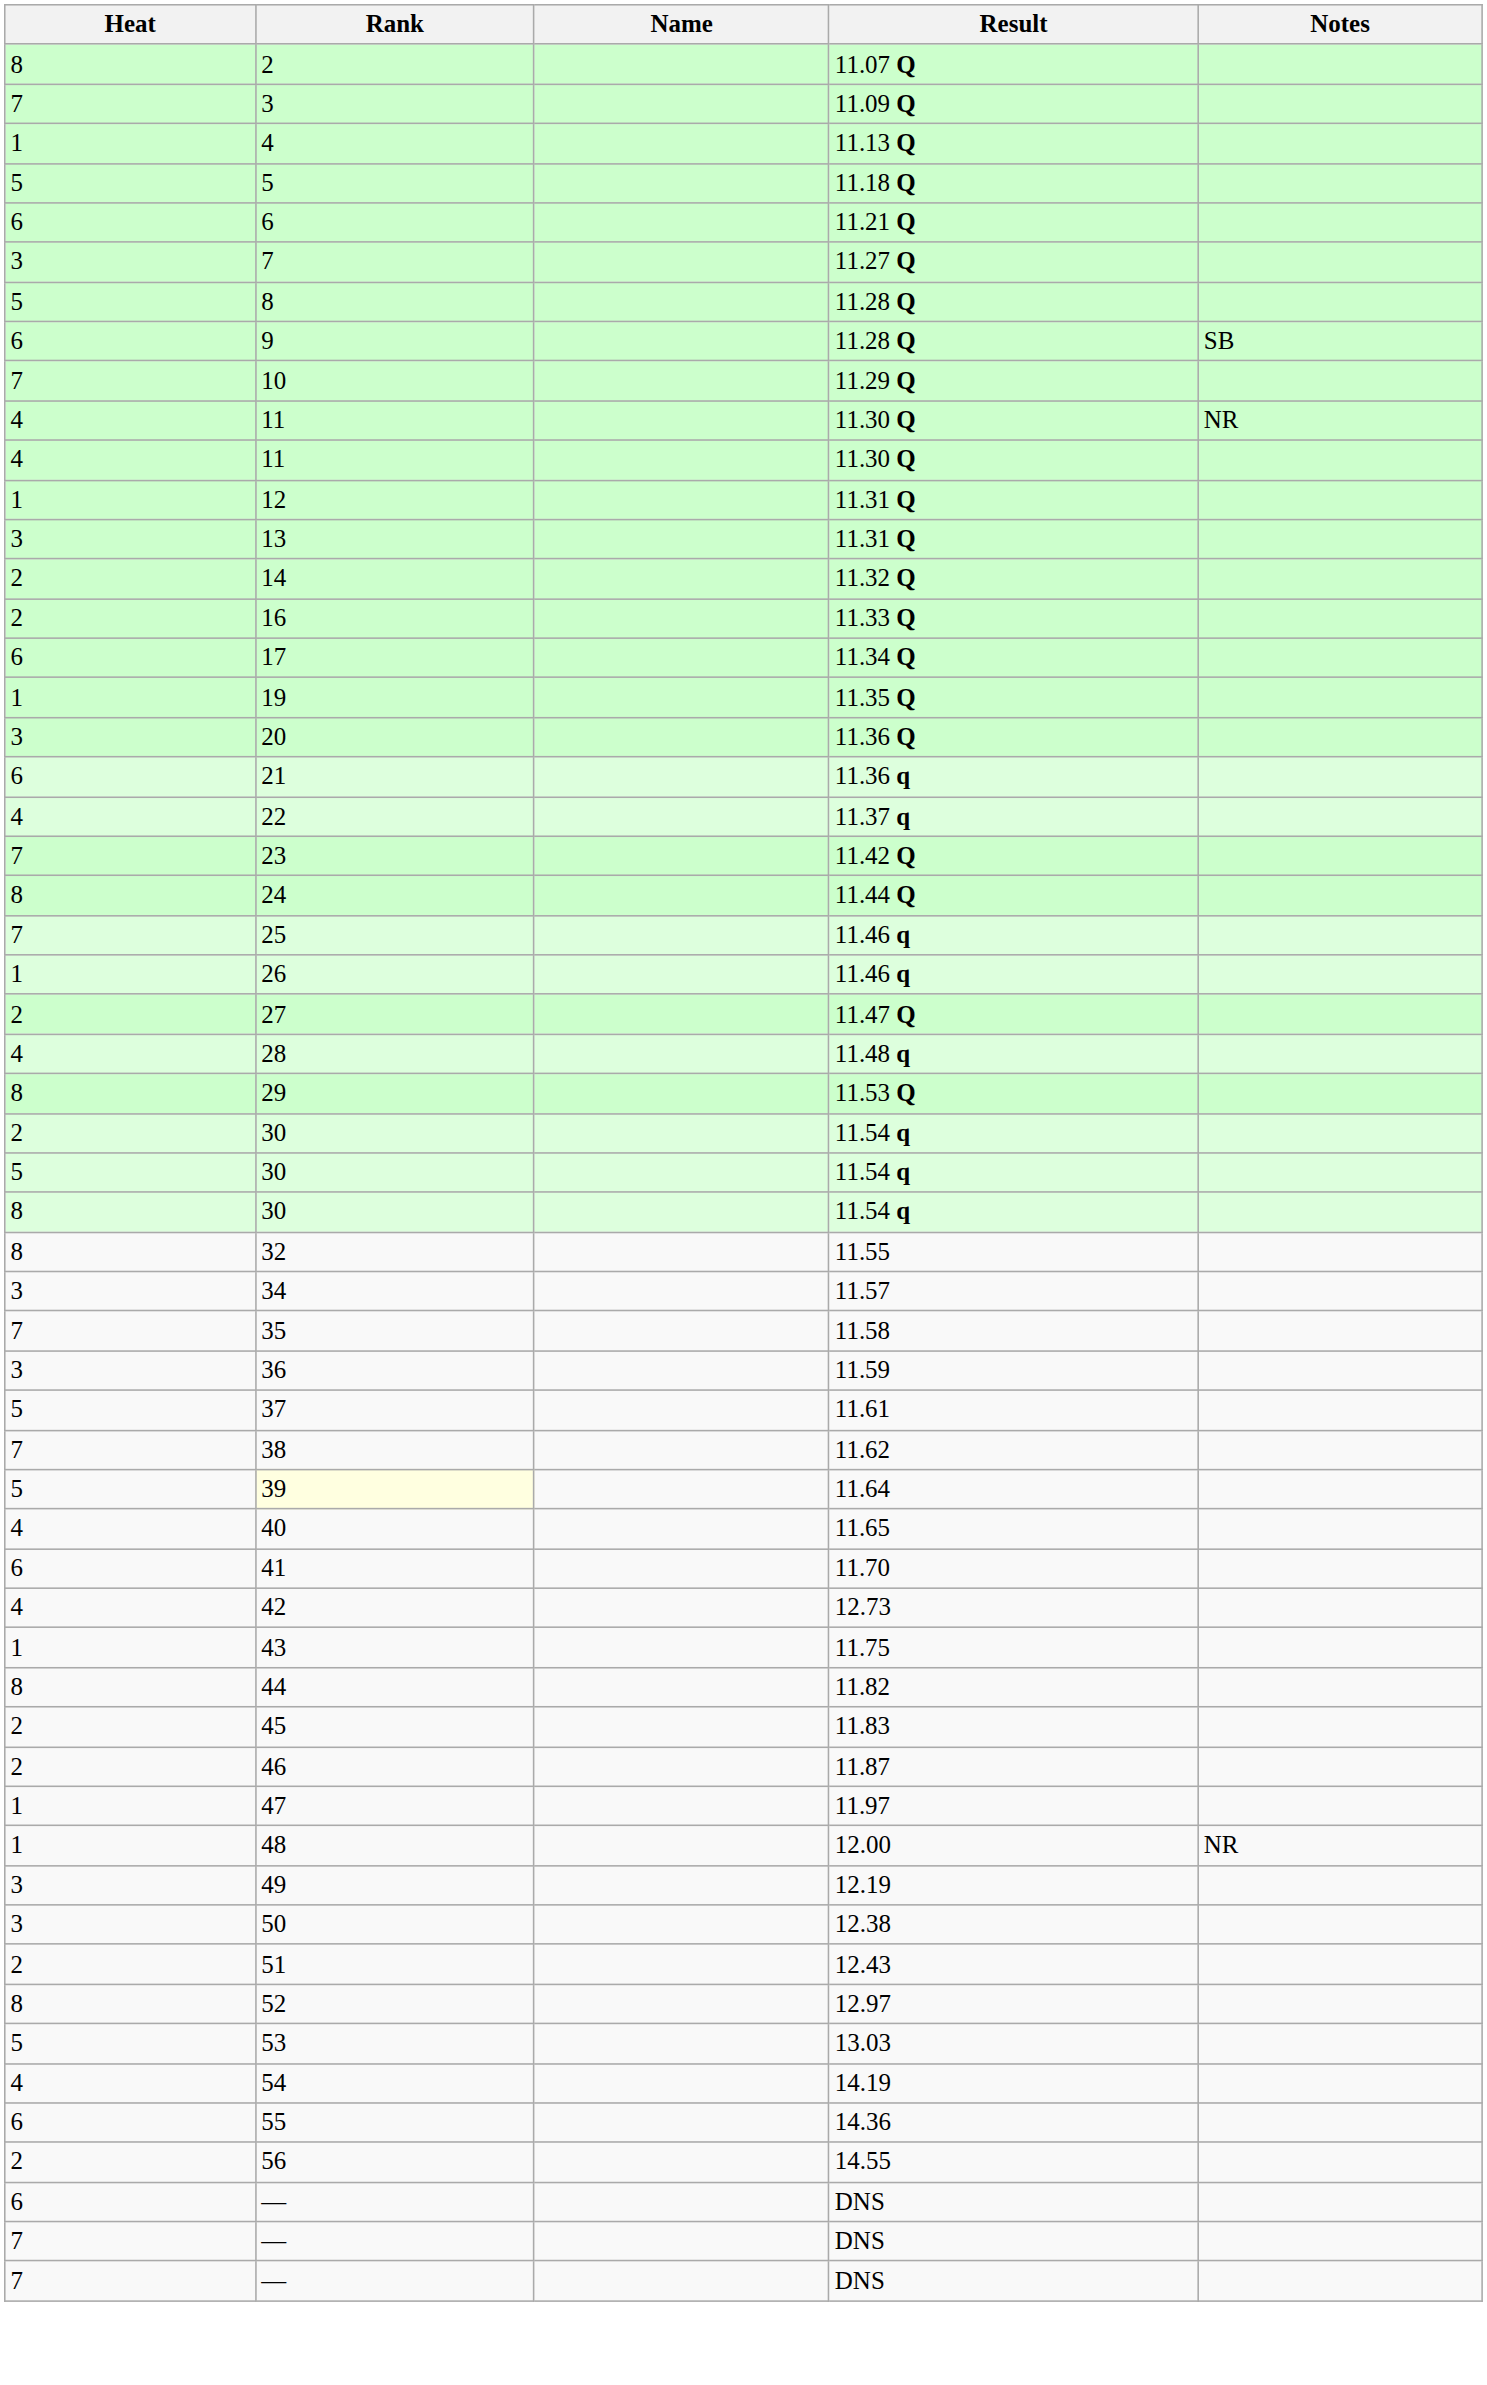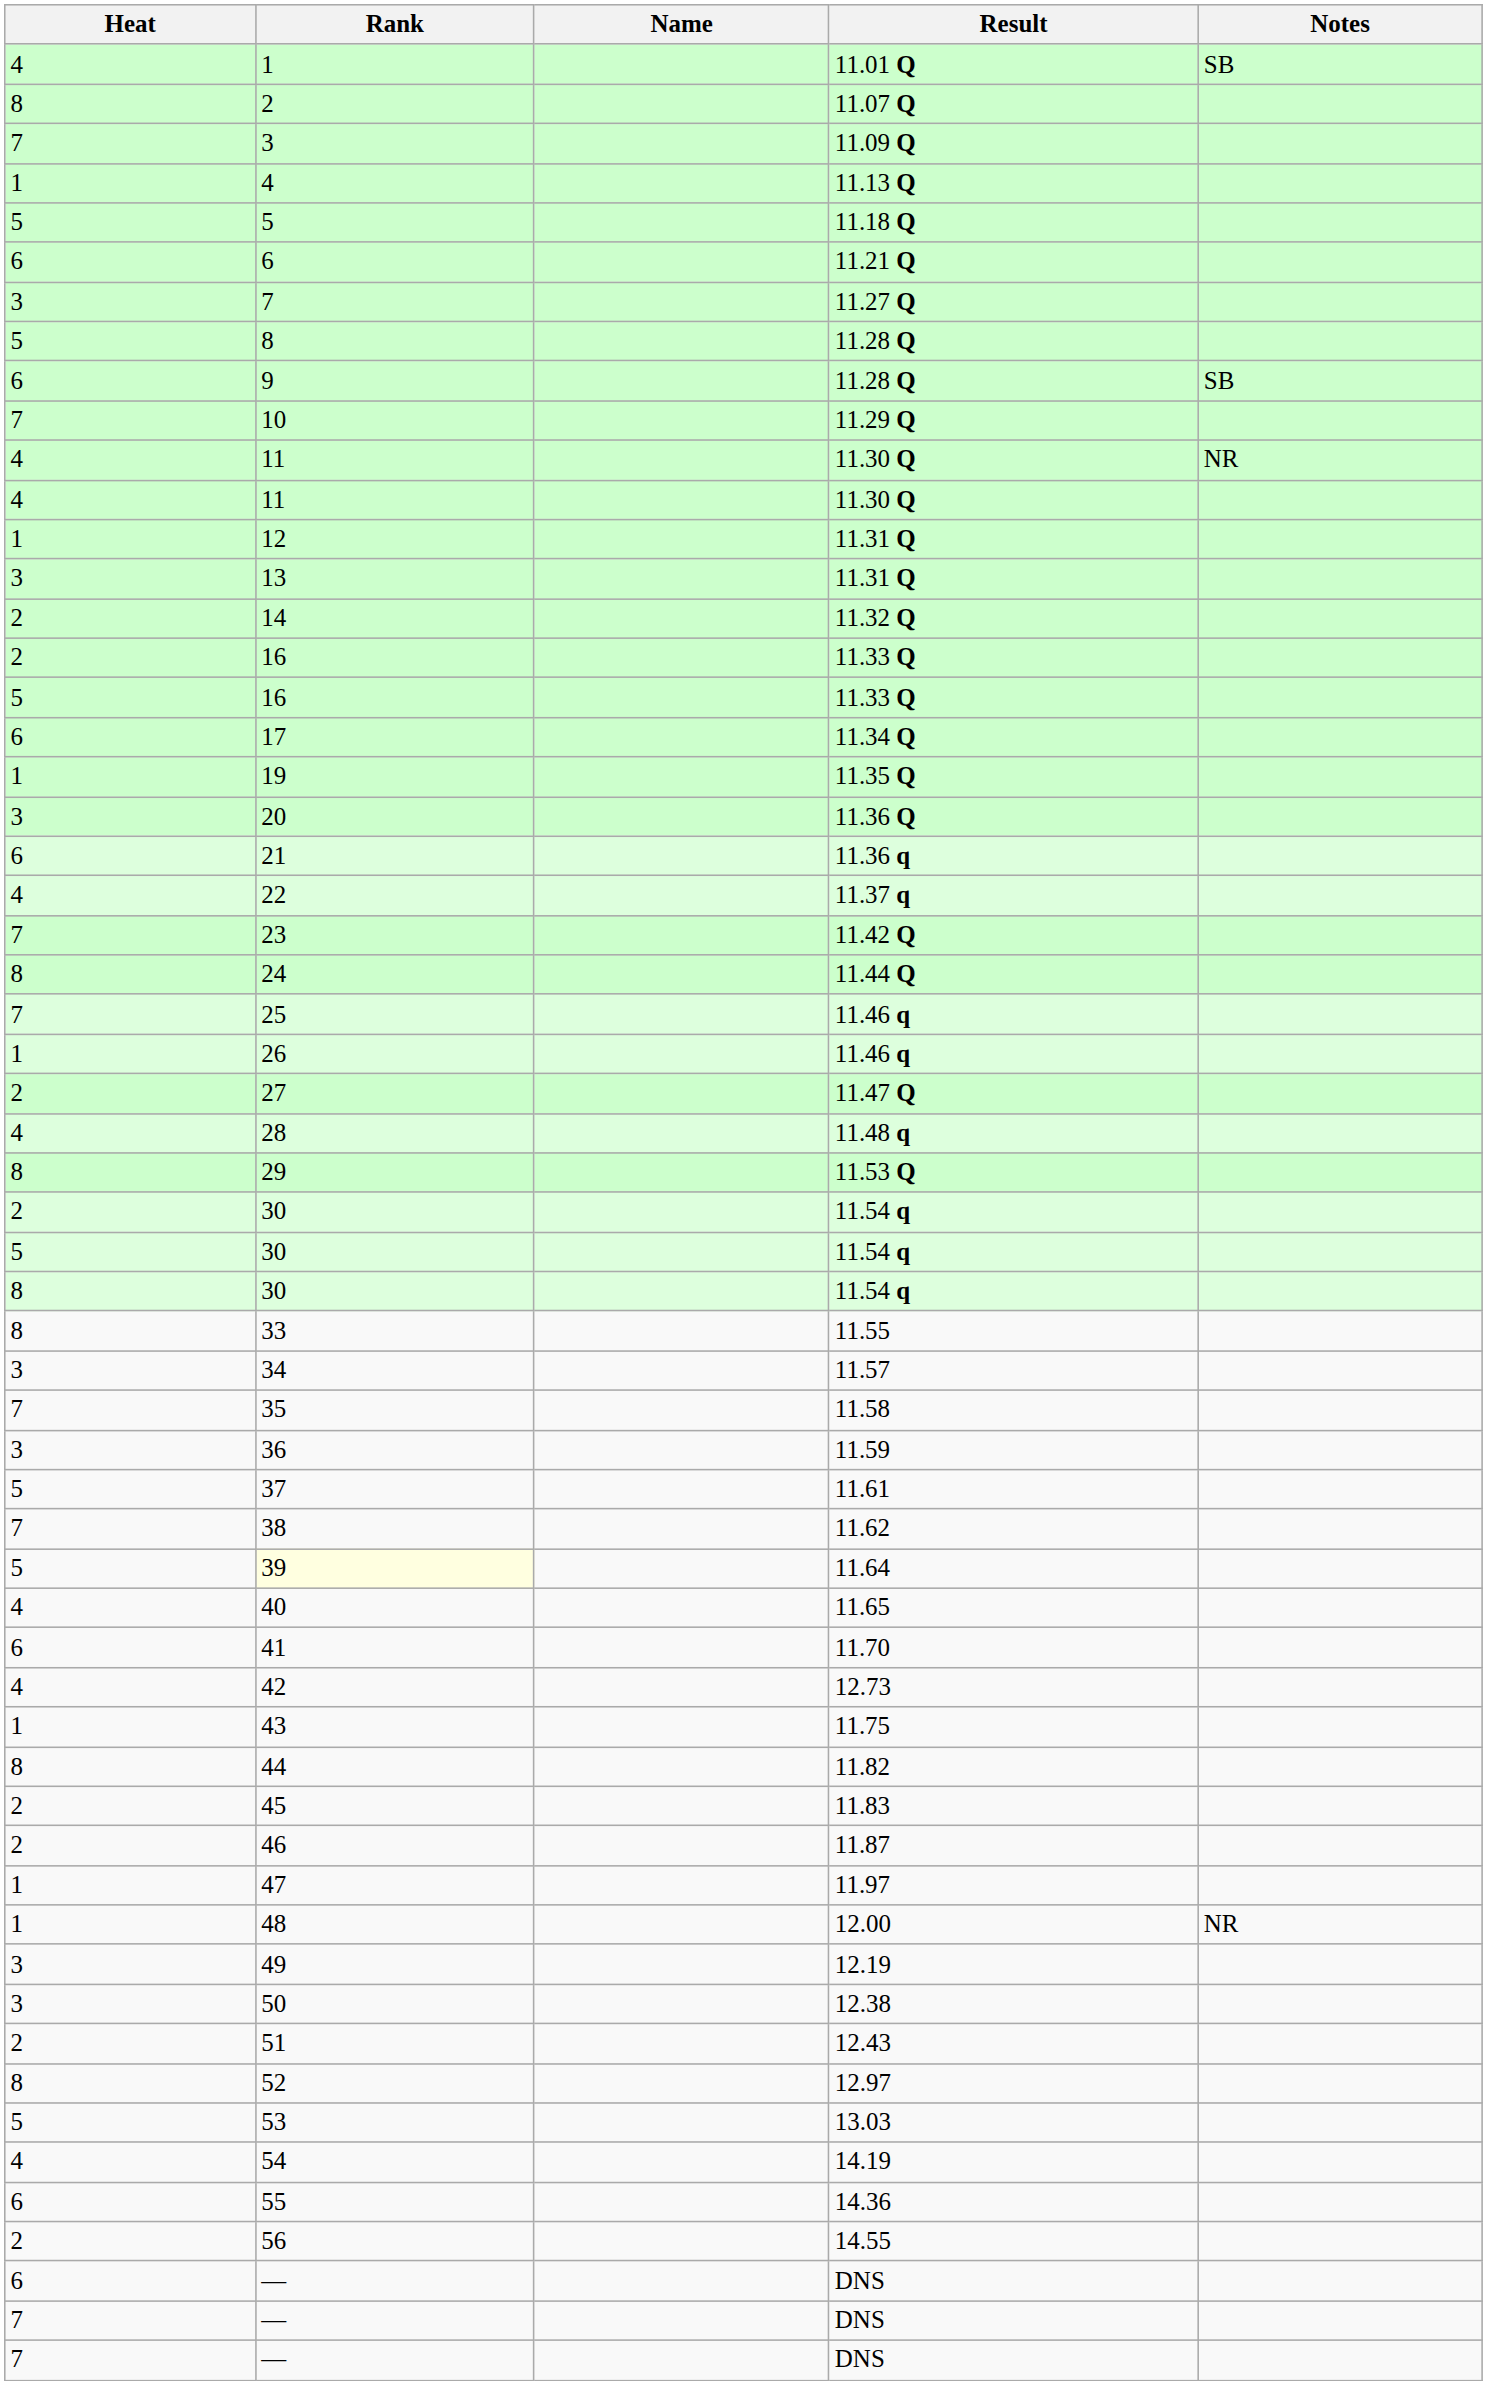+ row: (17, 63)
+ row: (17, 697)
(274, 1251) 32 -> (274, 1330) 33
